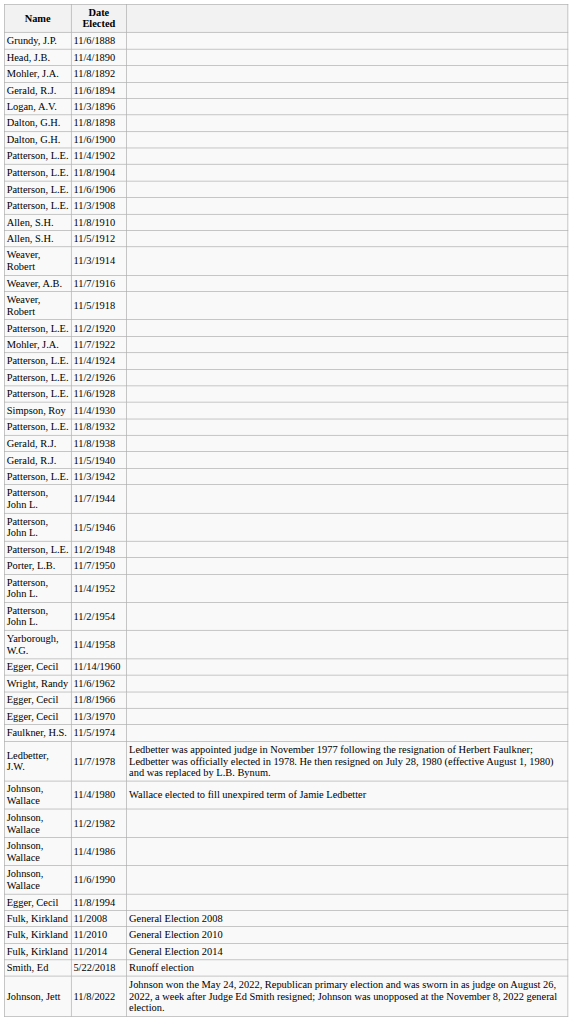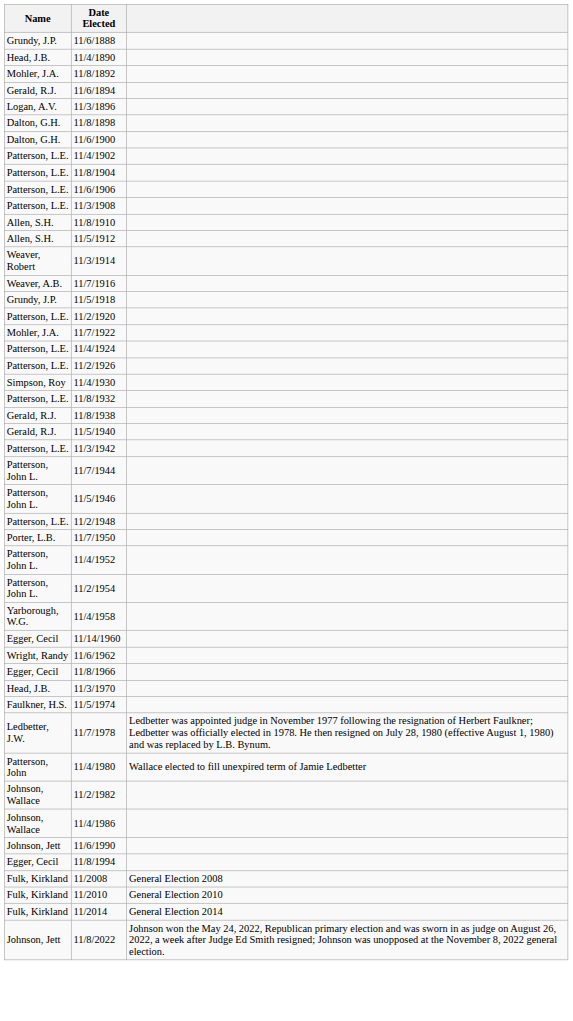(24, 305) Weaver, Robert -> (32, 300) Grundy, J.P.
- row: (94, 394)
(33, 716) Egger, Cecil -> (28, 688) Head, J.B.
(25, 795) Johnson, Wallace -> (27, 767) Patterson, John
(25, 879) Johnson, Wallace -> (34, 845) Johnson, Jett
- row: (94, 968)
